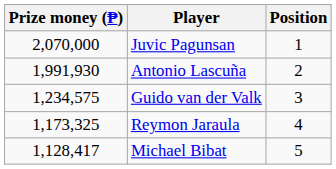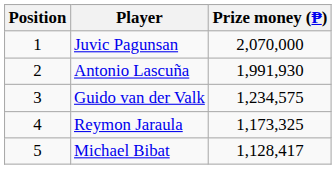columns swapped: (298, 17) <-> (66, 17)
